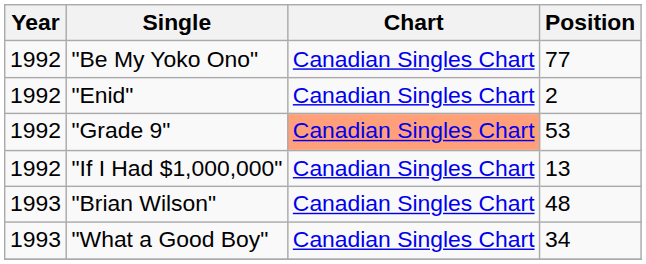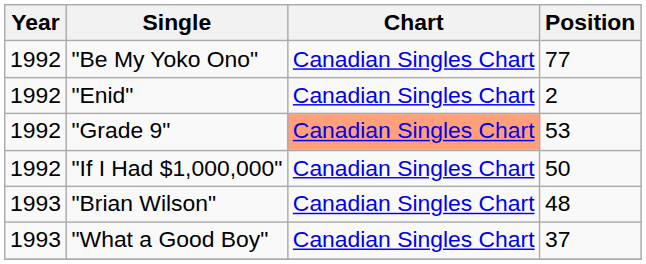(558, 167) 13 -> (558, 167) 50
(558, 240) 34 -> (558, 240) 37
